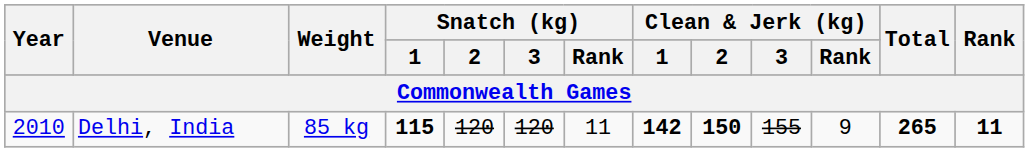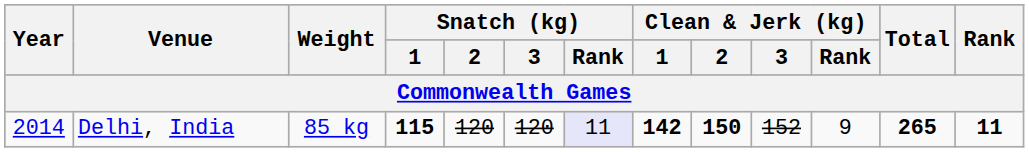(39, 129) 2010 -> (39, 129) 2014
(598, 129) no background -> (598, 129) lavender background
(781, 129) 155 -> (781, 129) 152
